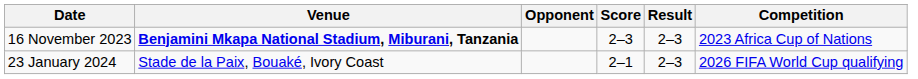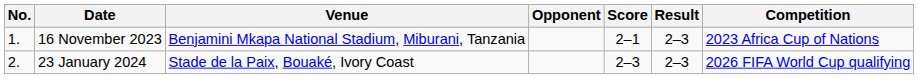+ column: (20, 16)
(328, 39) bold -> (347, 39) normal
(621, 39) 2–3 -> (628, 39) 2–1
(621, 62) 2–1 -> (628, 62) 2–3
